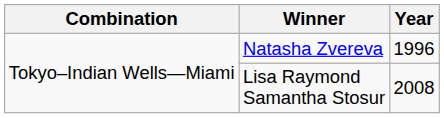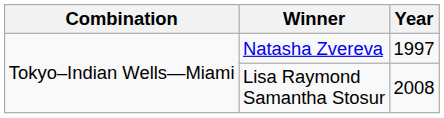(414, 48) 1996 -> (414, 48) 1997
